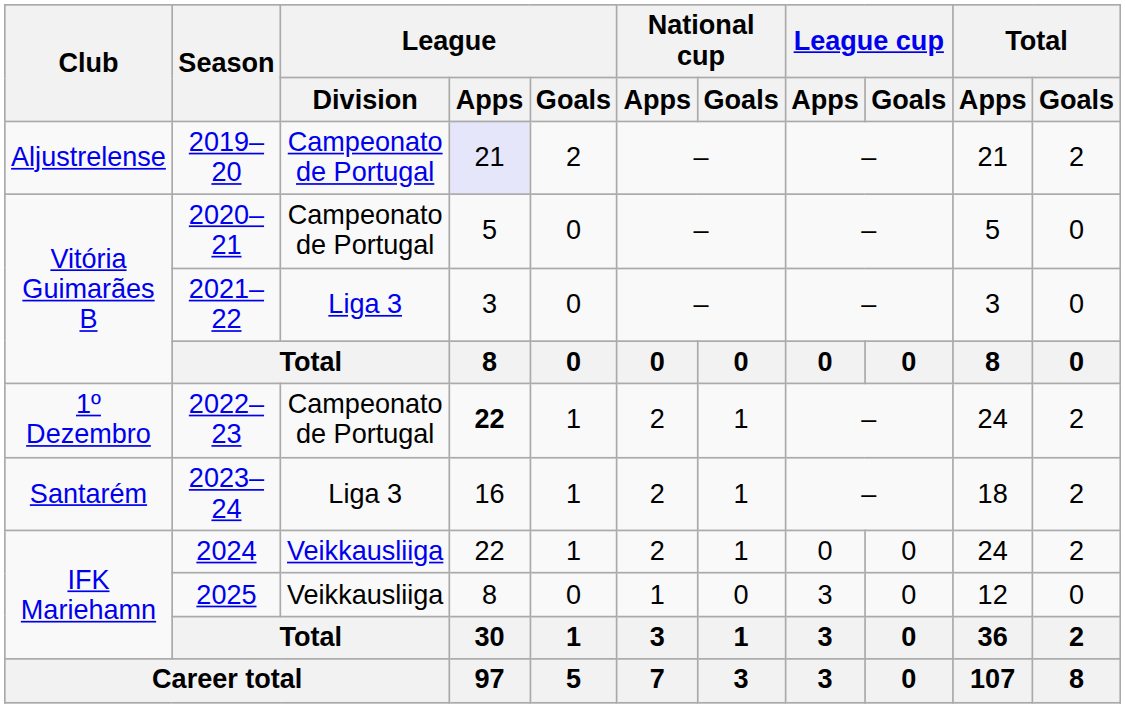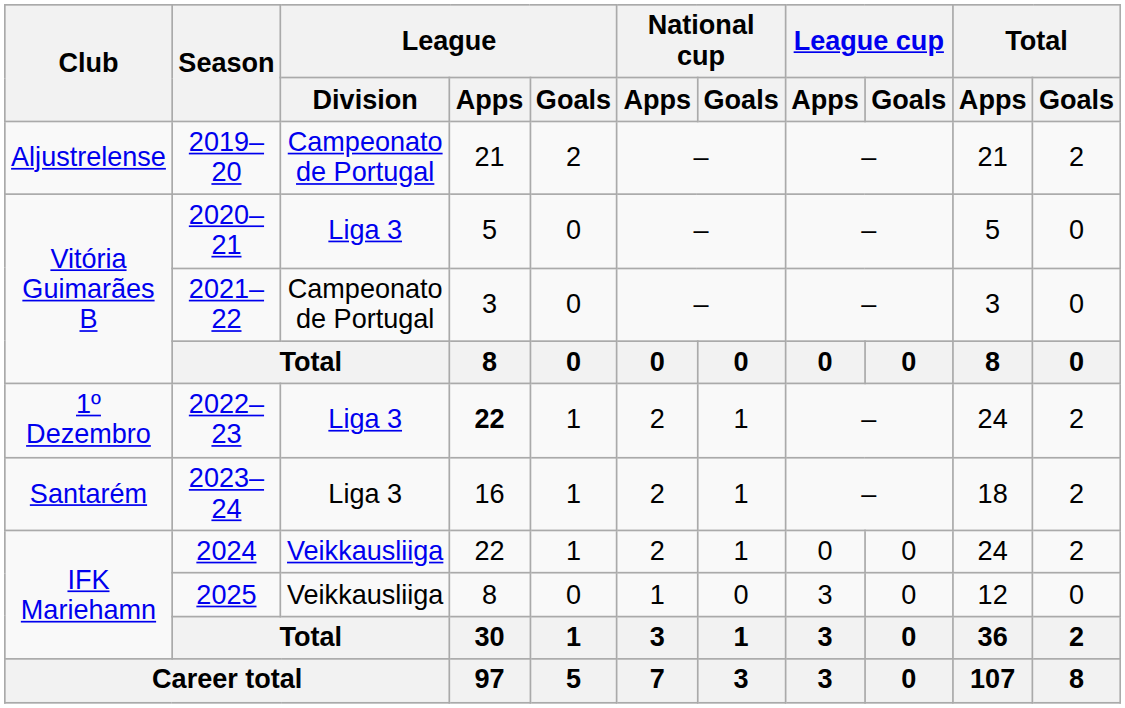(490, 157) lavender background -> (490, 157) no background
(365, 230) Campeonato de Portugal -> (365, 230) Liga 3
(365, 303) Liga 3 -> (365, 303) Campeonato de Portugal
(365, 420) Campeonato de Portugal -> (365, 420) Liga 3
